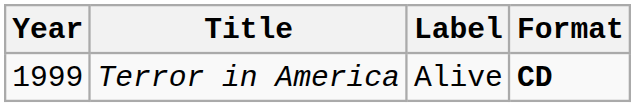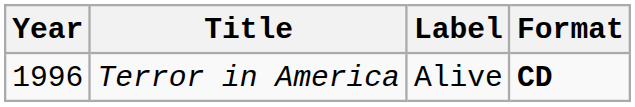(48, 78) 1999 -> (48, 78) 1996
